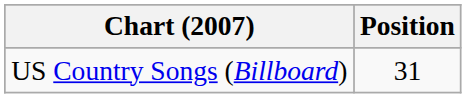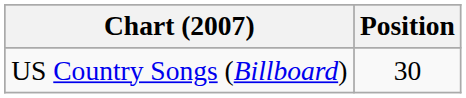(407, 69) 31 -> (407, 69) 30
